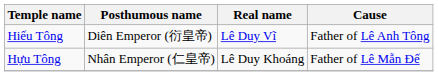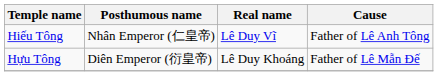(150, 36) Diên Emperor (衍皇帝) -> (151, 36) Nhân Emperor (仁皇帝)
(151, 59) Nhân Emperor (仁皇帝) -> (150, 59) Diên Emperor (衍皇帝)
